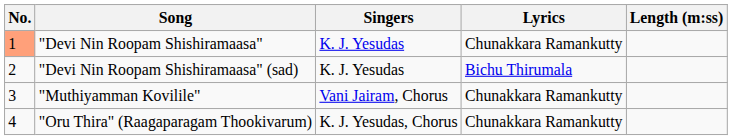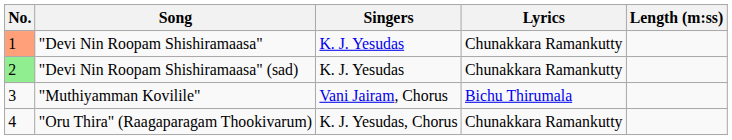(12, 69) no background -> (12, 69) lightgreen background
(519, 69) Bichu Thirumala -> (544, 69) Chunakkara Ramankutty
(544, 95) Chunakkara Ramankutty -> (519, 95) Bichu Thirumala
